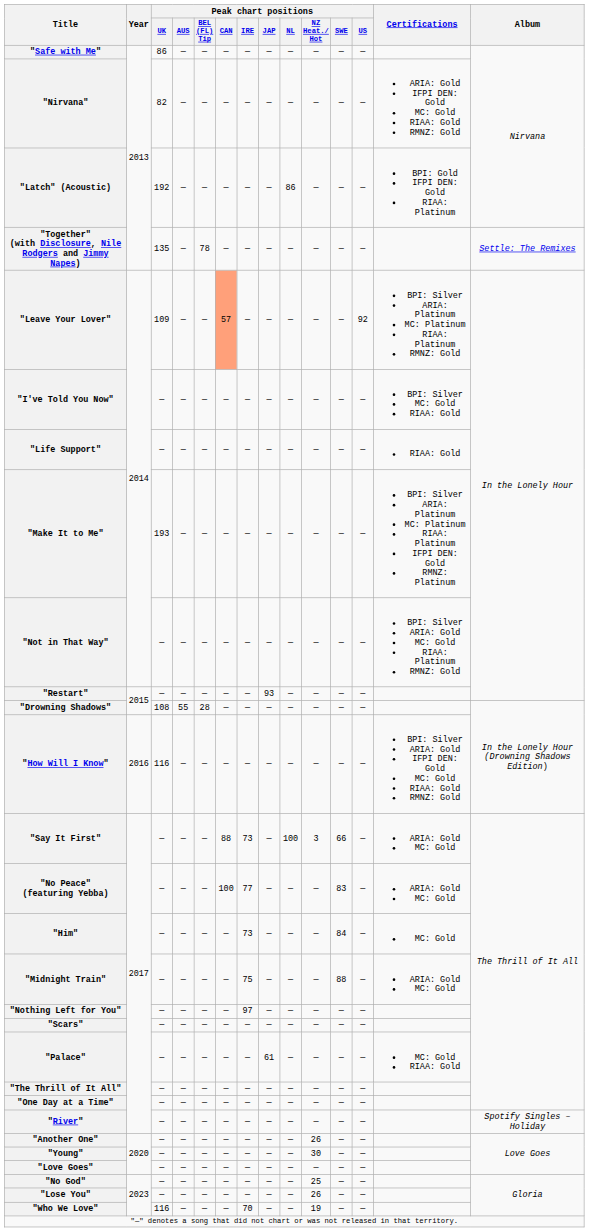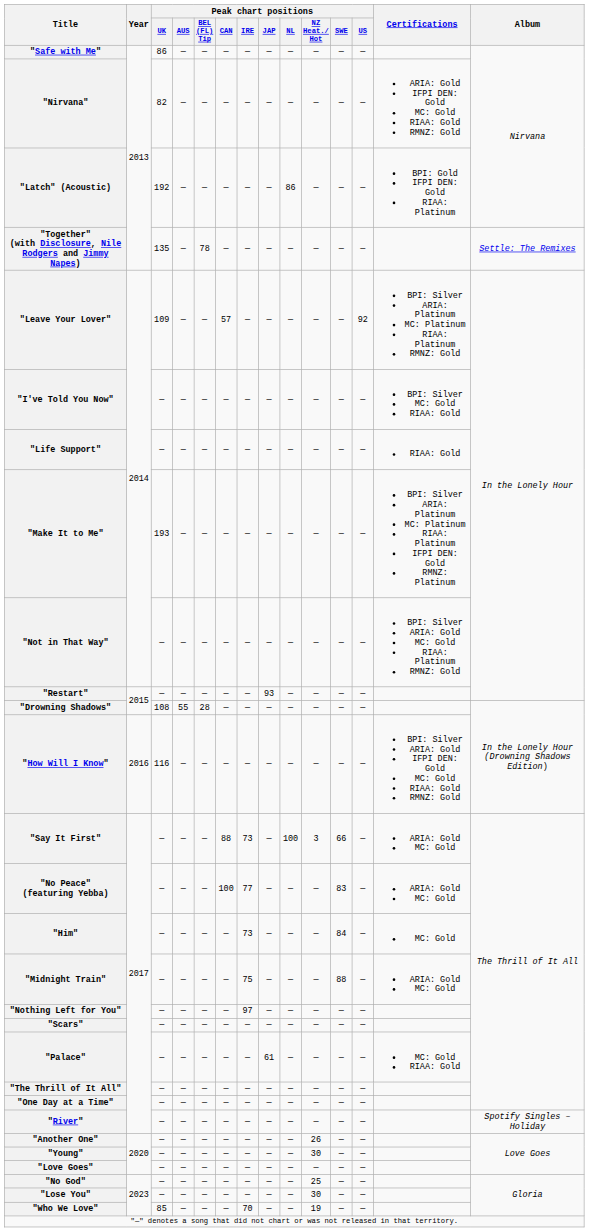(226, 320) lightsalmon background -> (226, 320) no background
(316, 1195) 26 -> (316, 1195) 30
(162, 1209) 116 -> (162, 1209) 85
